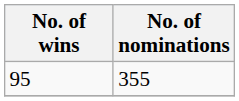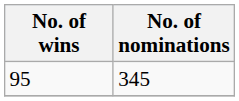(134, 78) 355 -> (134, 78) 345
